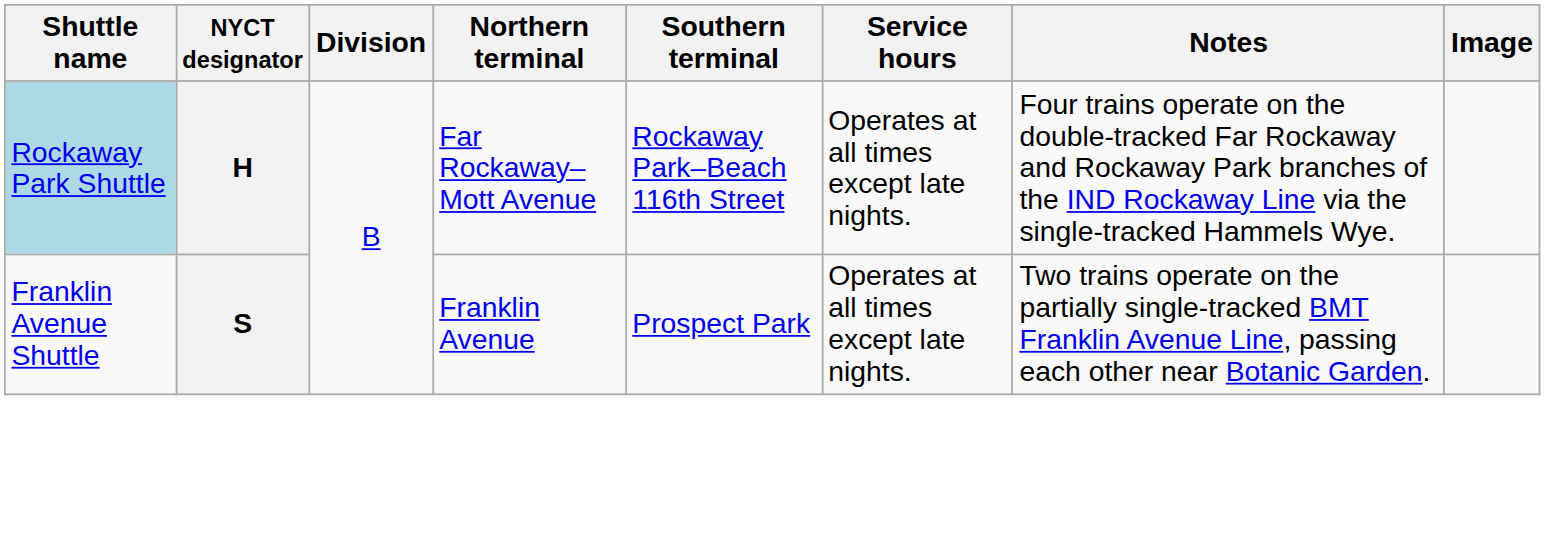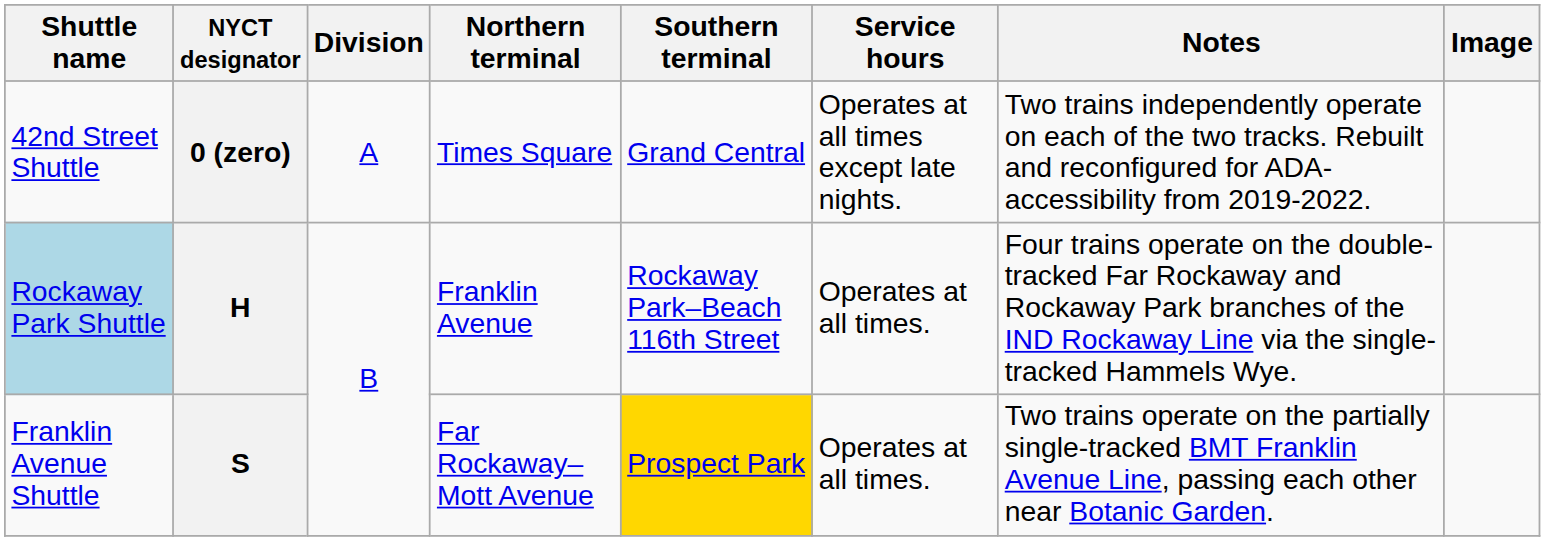+ row: (240, 151)
(518, 167) Far Rockaway–Mott Avenue -> (487, 307) Franklin Avenue
(902, 167) Operates at all times except late nights. -> (893, 307) Operates at all times.
(490, 323) Franklin Avenue -> (515, 464) Far Rockaway–Mott Avenue
(721, 323) no background -> (716, 464) gold background
(902, 323) Operates at all times except late nights. -> (893, 464) Operates at all times.
